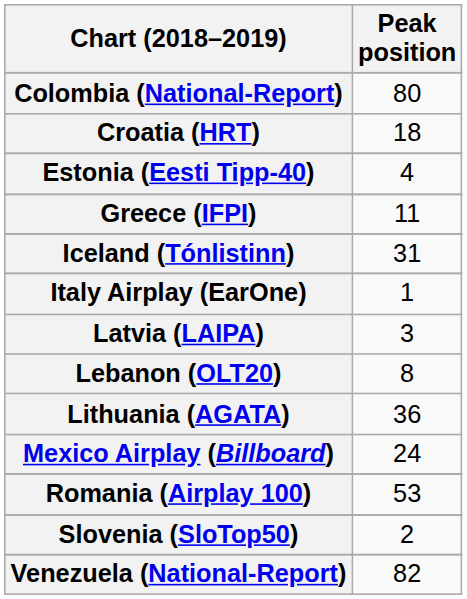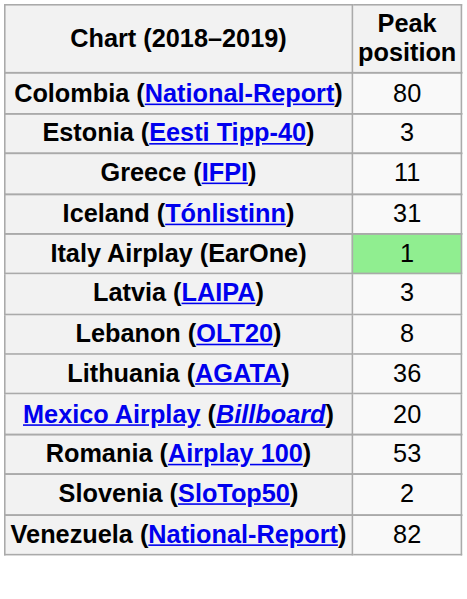- row: (178, 133)
(407, 173) 4 -> (407, 133) 3
(407, 293) no background -> (407, 253) lightgreen background
(407, 453) 24 -> (407, 413) 20
